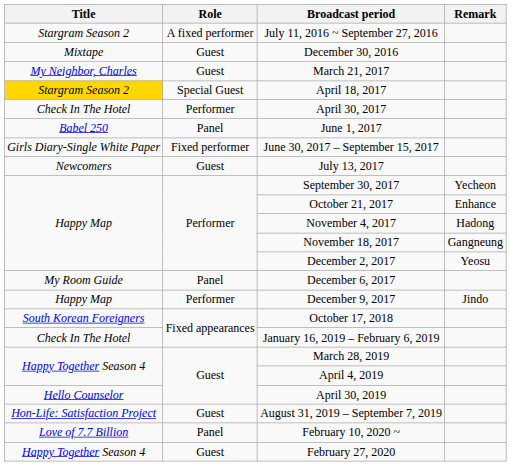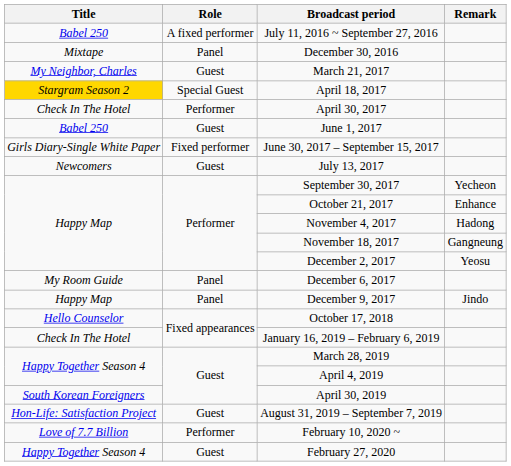(84, 33) Stargram Season 2 -> (84, 33) Babel 250
(210, 52) Guest -> (210, 52) Panel
(210, 128) Panel -> (210, 128) Guest
(210, 299) Performer -> (210, 299) Panel
(84, 318) South Korean Foreigners -> (84, 318) Hello Counselor
(84, 394) Hello Counselor -> (84, 394) South Korean Foreigners
(210, 432) Panel -> (210, 432) Performer
